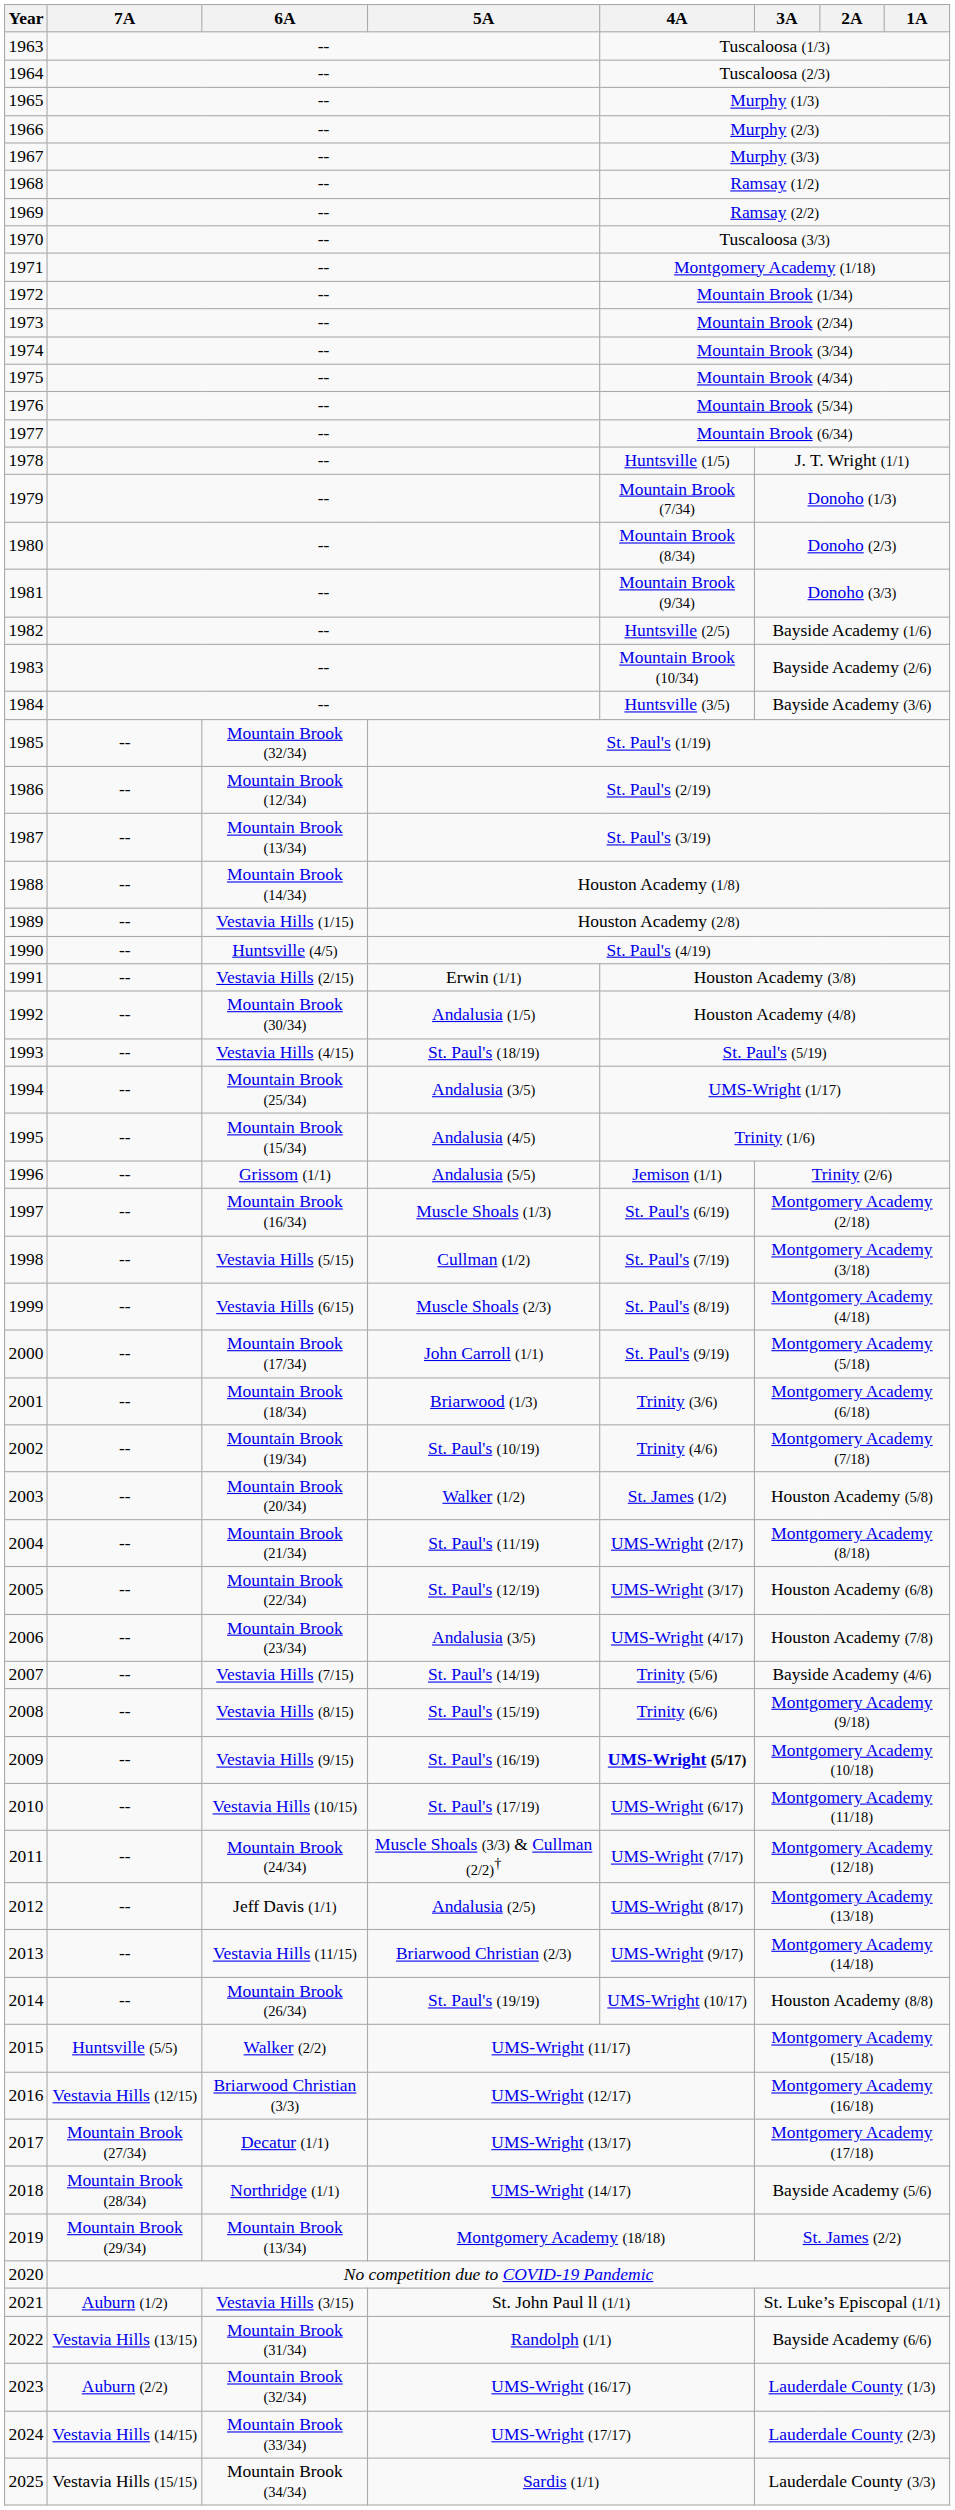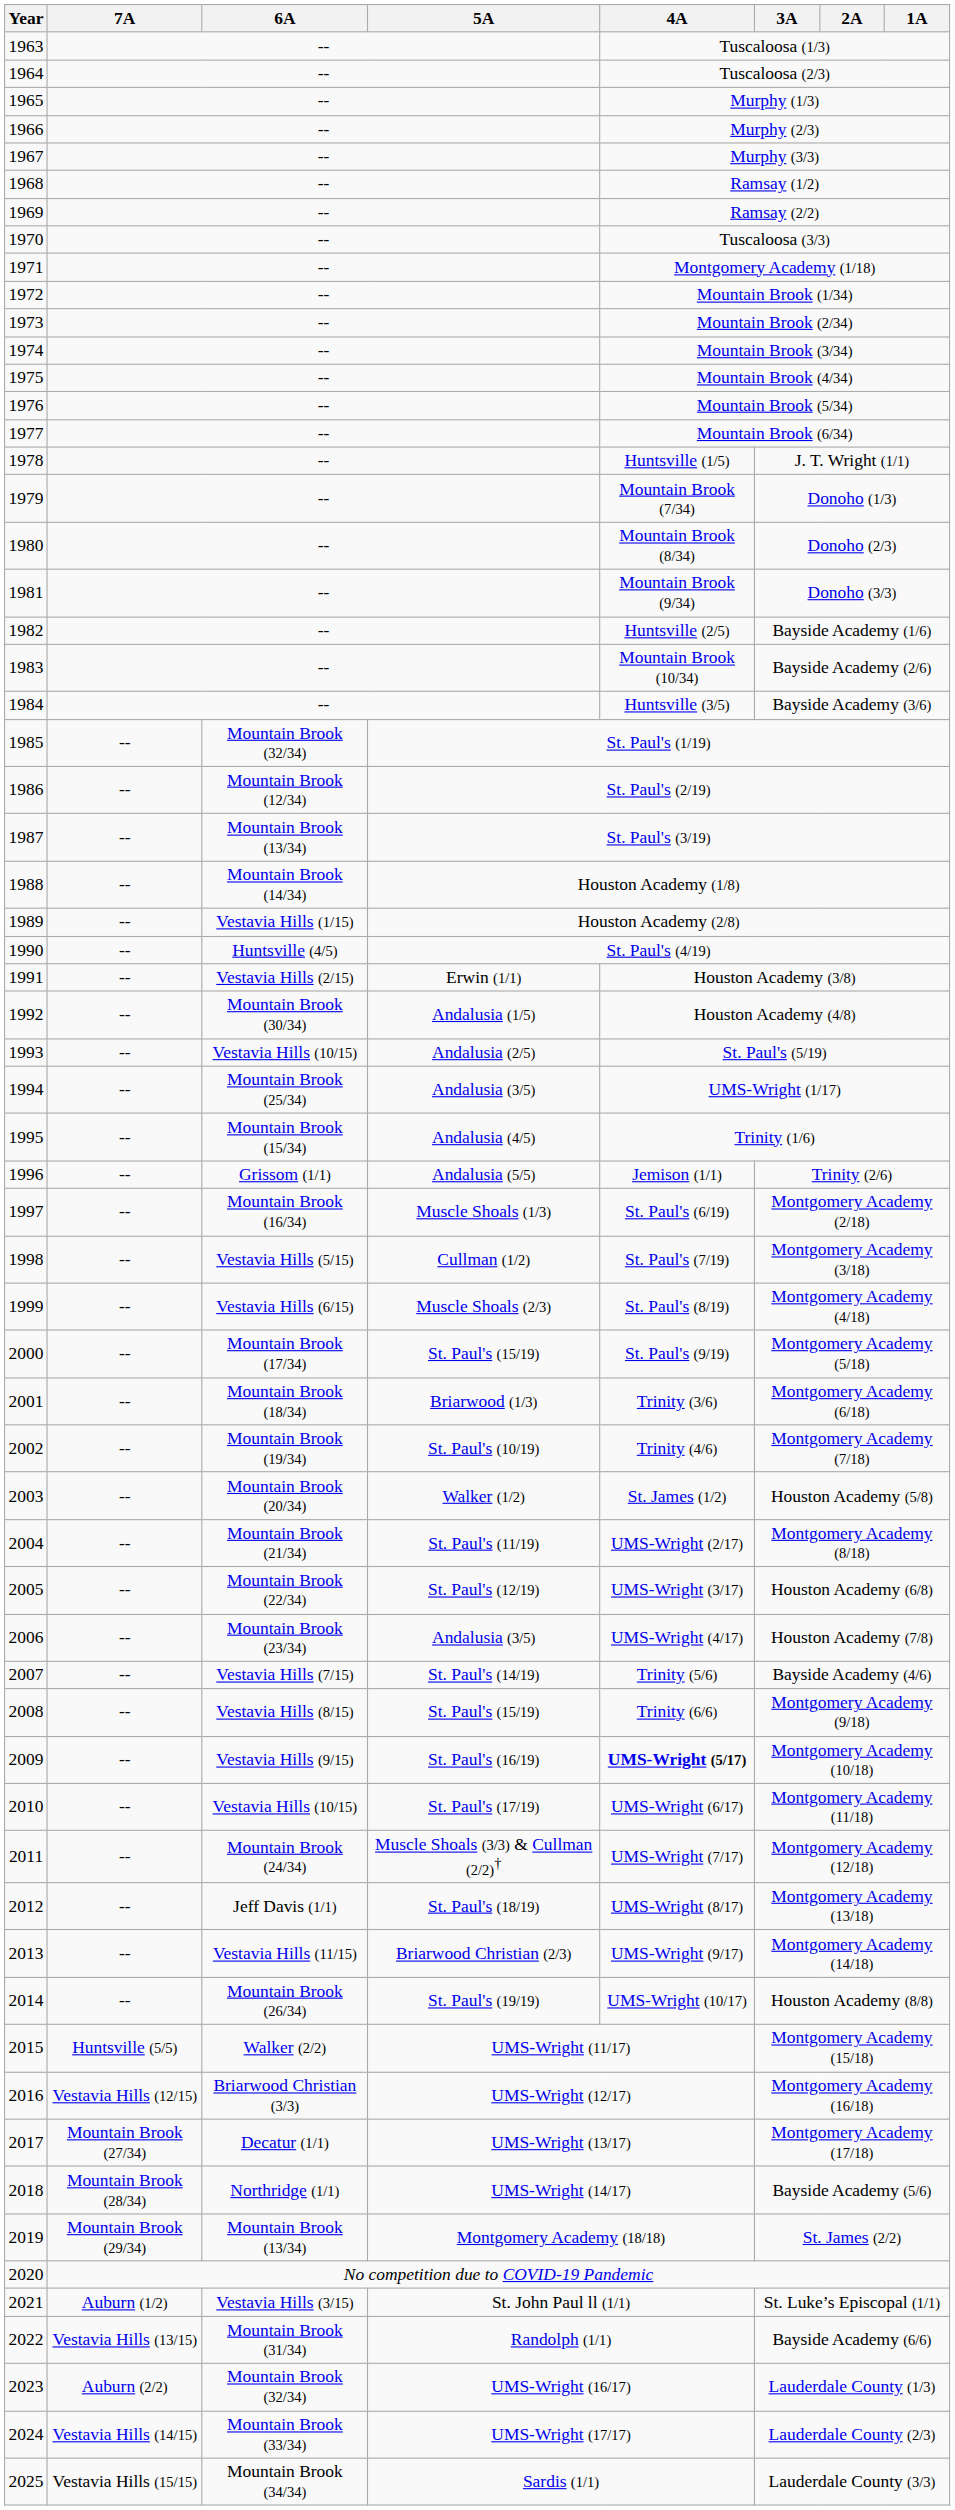(285, 1052) Vestavia Hills (4/15) -> (285, 1052) Vestavia Hills (10/15)
(484, 1052) St. Paul's (18/19) -> (484, 1052) Andalusia (2/5)
(484, 1353) John Carroll (1/1) -> (484, 1353) St. Paul's (15/19)
(484, 1906) Andalusia (2/5) -> (484, 1906) St. Paul's (18/19)
